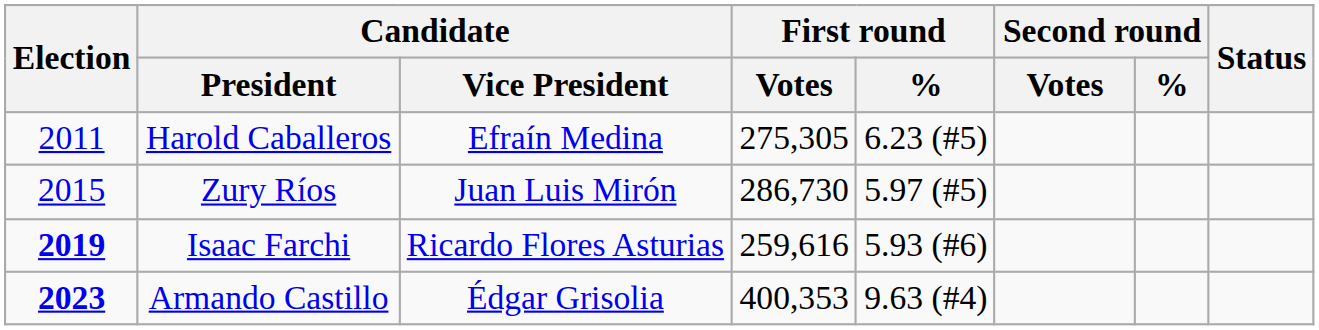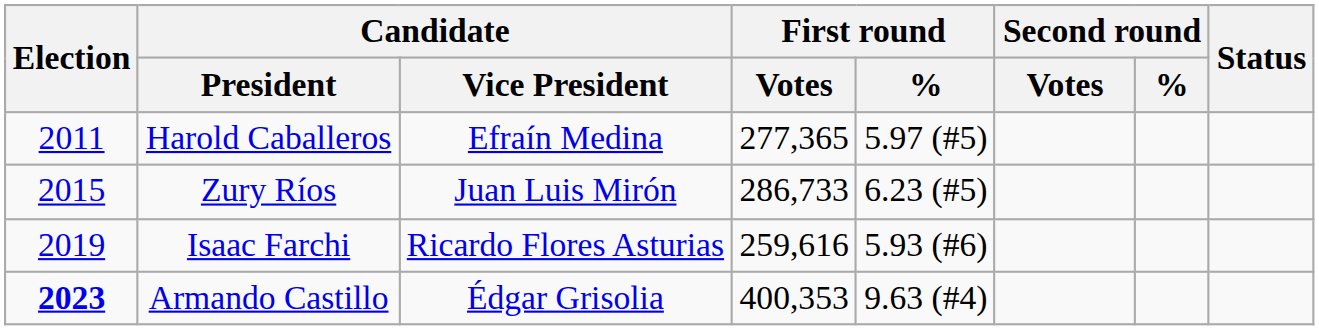(794, 137) 275,305 -> (794, 137) 277,365
(926, 137) 6.23 (#5) -> (926, 137) 5.97 (#5)
(794, 191) 286,730 -> (794, 191) 286,733
(926, 191) 5.97 (#5) -> (926, 191) 6.23 (#5)
(72, 244) bold -> (72, 244) normal
